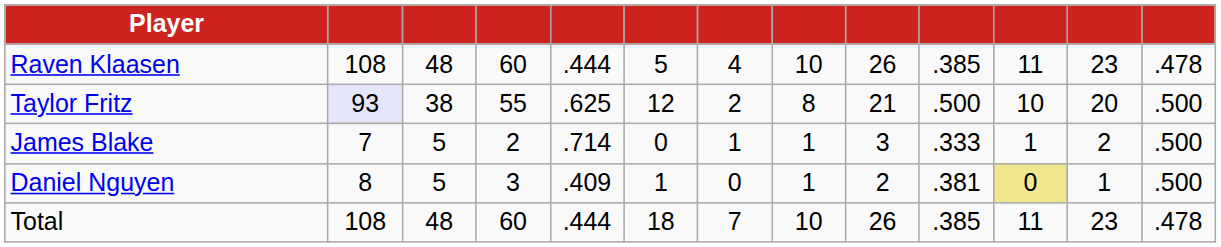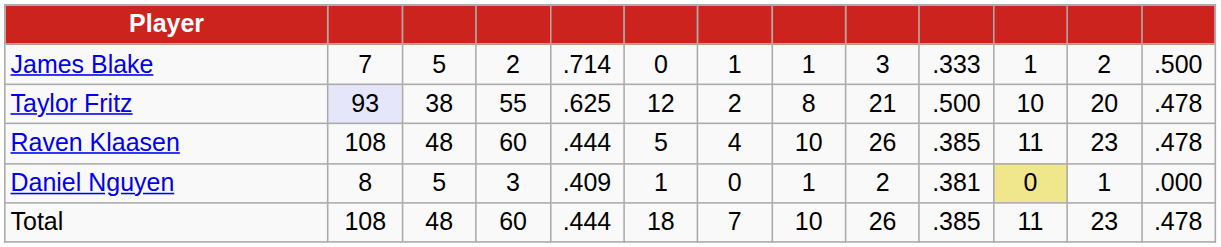rows swapped: (95, 63) <-> (82, 143)
(1178, 103) .500 -> (1178, 103) .478
(1178, 182) .500 -> (1178, 182) .000
